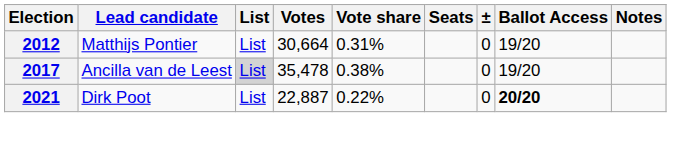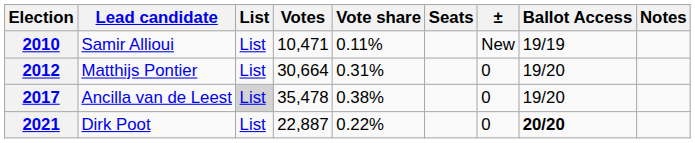+ row: (41, 44)
